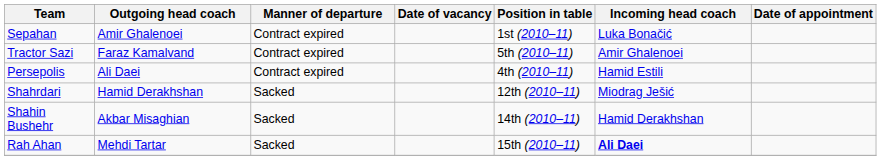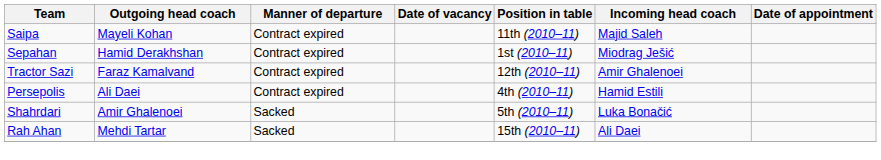+ row: (23, 33)
(140, 33) Amir Ghalenoei -> (150, 53) Hamid Derakhshan
(635, 33) Luka Bonačić -> (636, 53) Miodrag Ješić
(535, 53) 5th (2010–11) -> (539, 72) 12th (2010–11)
(150, 92) Hamid Derakhshan -> (140, 111) Amir Ghalenoei
(539, 92) 12th (2010–11) -> (535, 111) 5th (2010–11)
(636, 92) Miodrag Ješić -> (635, 111) Luka Bonačić
- row: (30, 118)
(621, 145) bold -> (619, 131) normal
